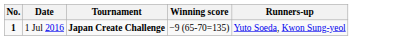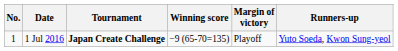+ column: (254, 18)
(13, 27) bold -> (13, 39) normal
